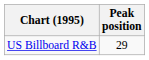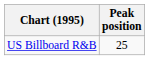(122, 45) 29 -> (122, 45) 25
